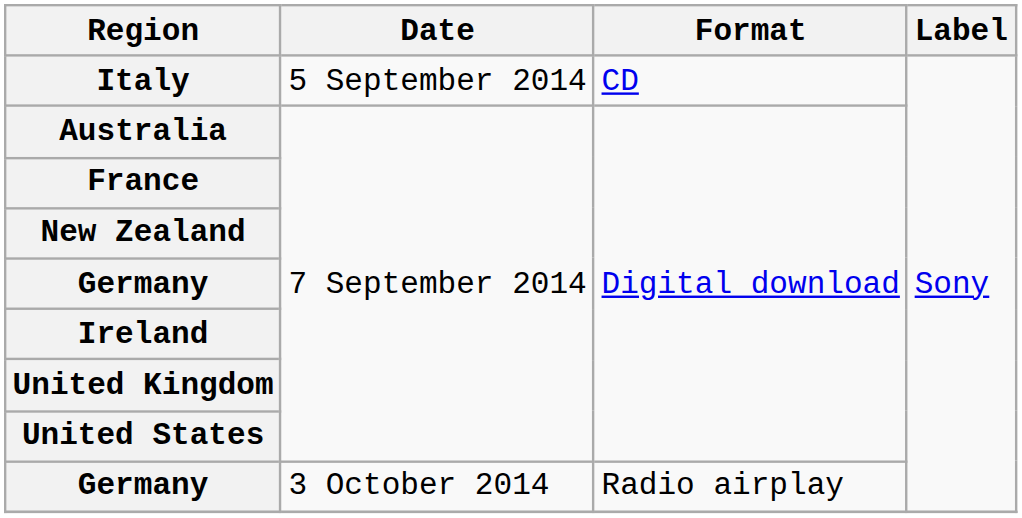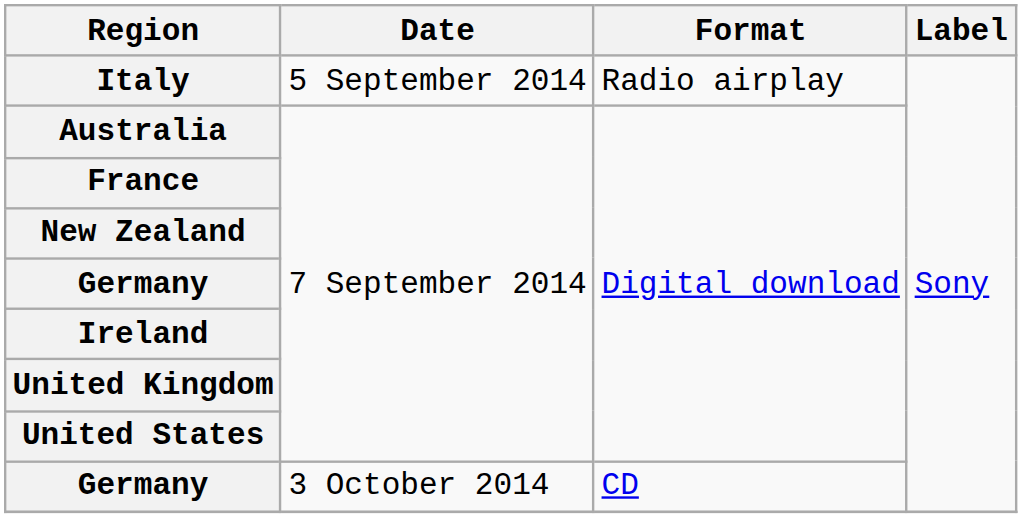(620, 81) CD -> (723, 81) Radio airplay
(723, 486) Radio airplay -> (620, 486) CD
